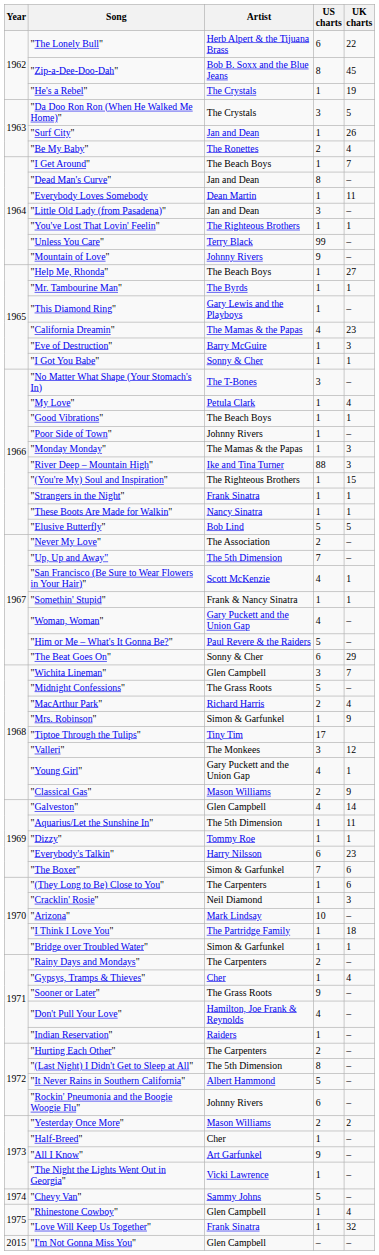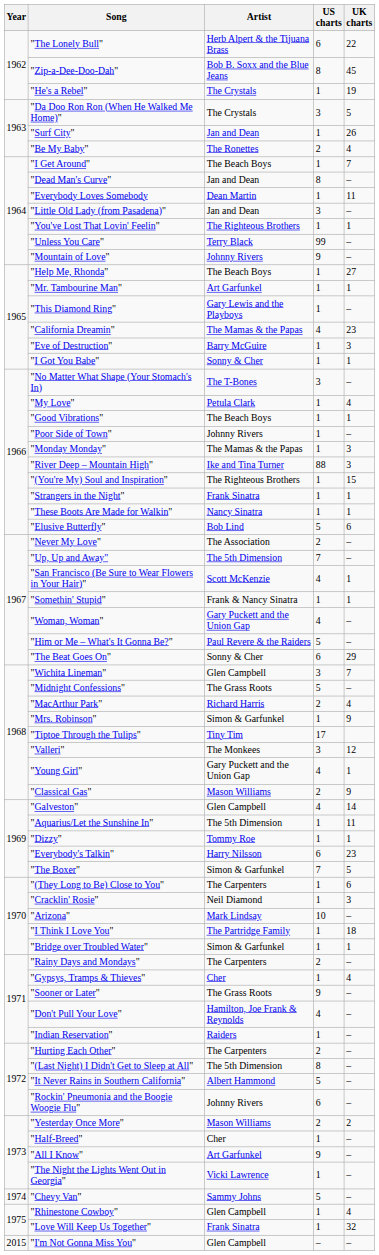(227, 288) The Byrds -> (234, 288) Art Garfunkel
(349, 527) 5 -> (349, 527) 6
(349, 869) 6 -> (349, 869) 5
